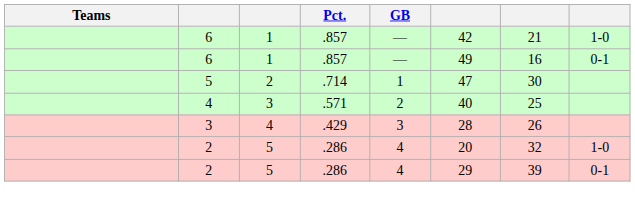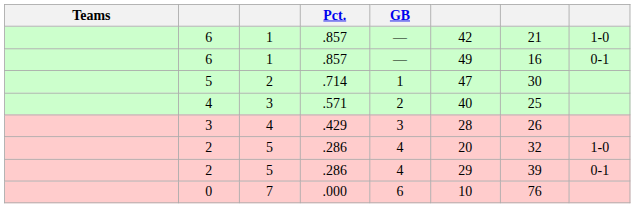+ row: (209, 192)
